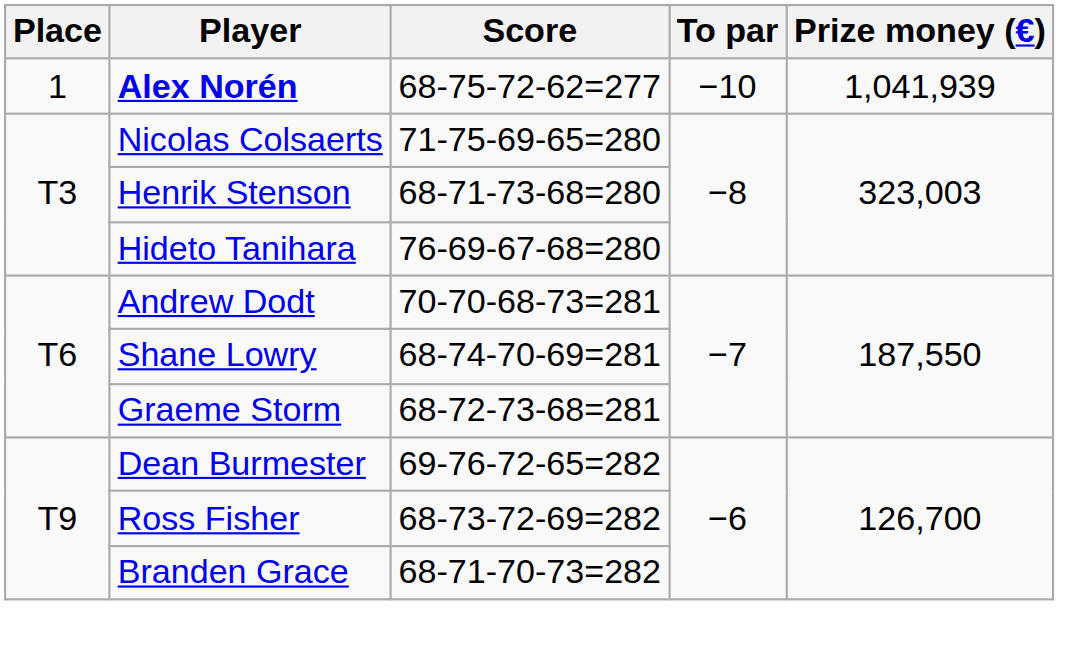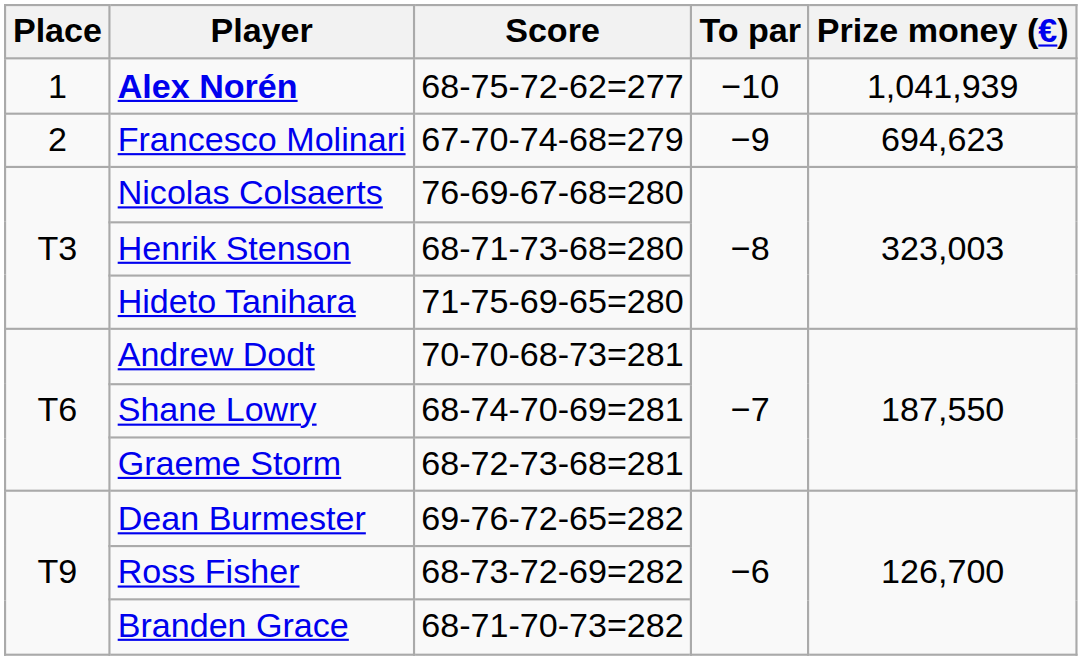+ row: (262, 139)
(530, 139) 71-75-69-65=280 -> (553, 193) 76-69-67-68=280
(530, 247) 76-69-67-68=280 -> (553, 301) 71-75-69-65=280
